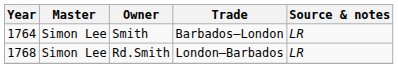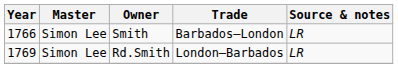(22, 34) 1764 -> (22, 34) 1766
(22, 53) 1768 -> (22, 53) 1769
